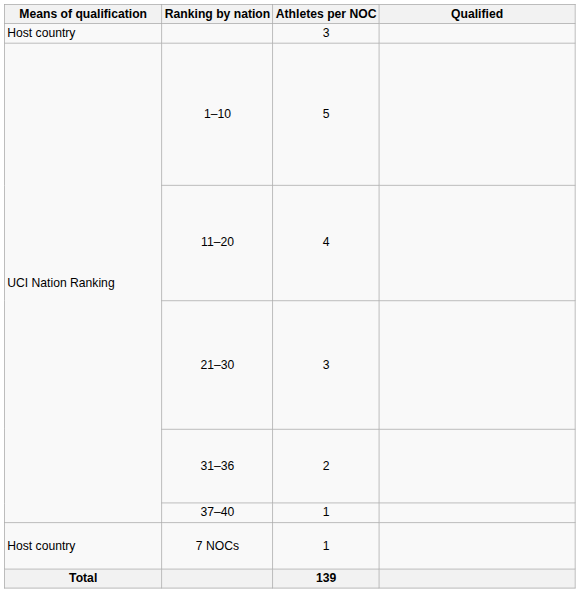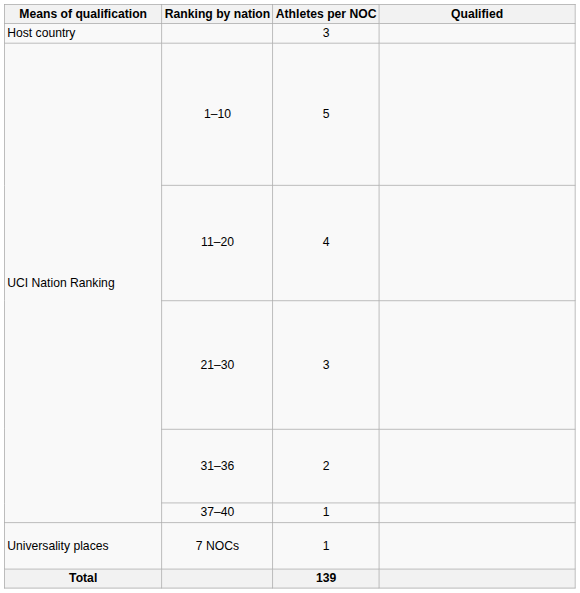(41, 545) Host country -> (58, 545) Universality places
